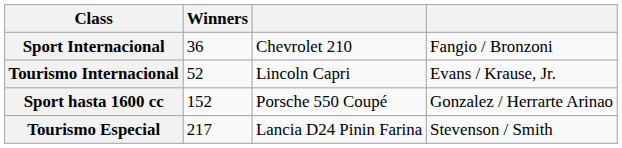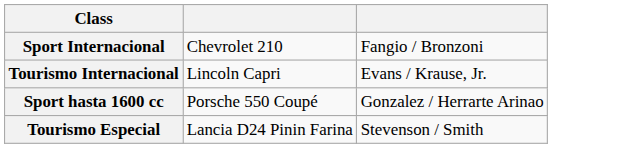- column: (217, 18)
